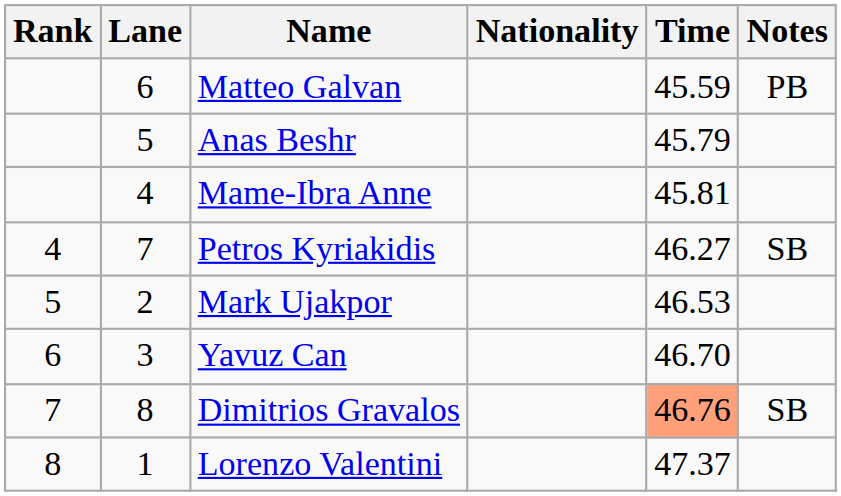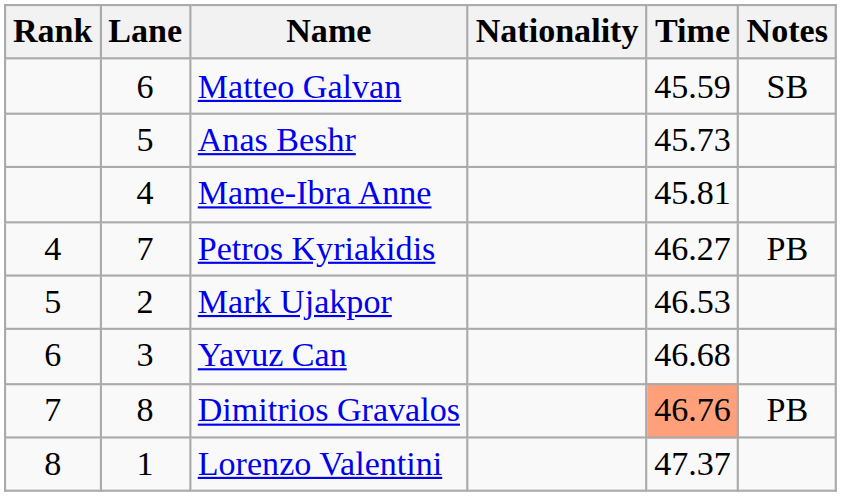(787, 85) PB -> (787, 85) SB
(693, 139) 45.79 -> (693, 139) 45.73
(787, 247) SB -> (787, 247) PB
(693, 355) 46.70 -> (693, 355) 46.68
(787, 409) SB -> (787, 409) PB
